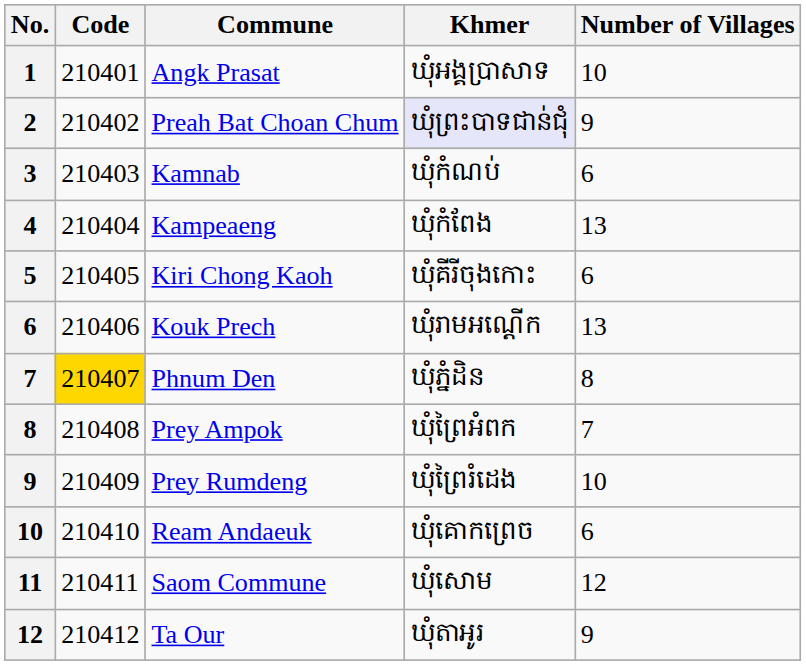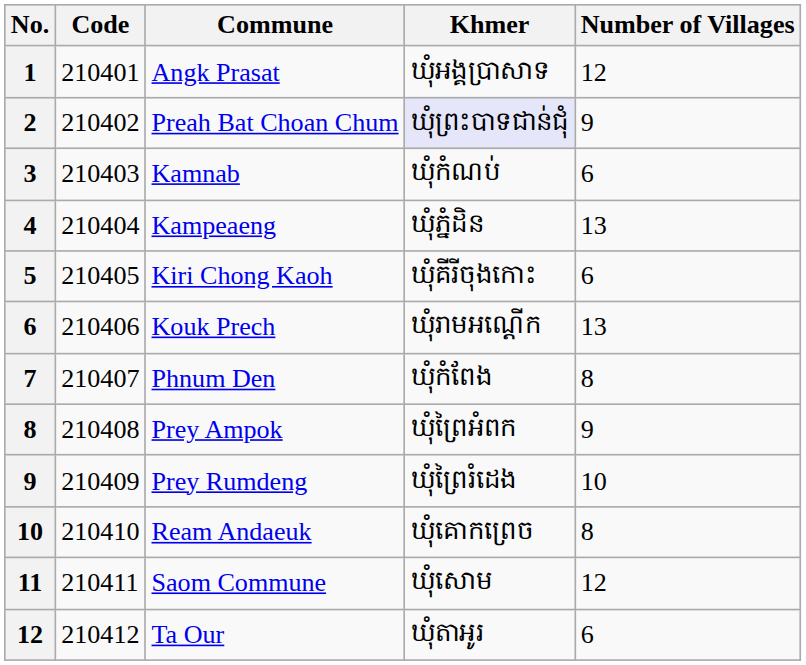(594, 71) 10 -> (594, 71) 12
(451, 223) ឃុំកំពែង -> (447, 223) ឃុំភ្នំដិន
(100, 378) gold background -> (100, 378) no background
(447, 376) ឃុំភ្នំដិន -> (451, 376) ឃុំកំពែង
(587, 429) 7 -> (587, 429) 9
(587, 531) 6 -> (587, 531) 8
(587, 633) 9 -> (587, 633) 6
